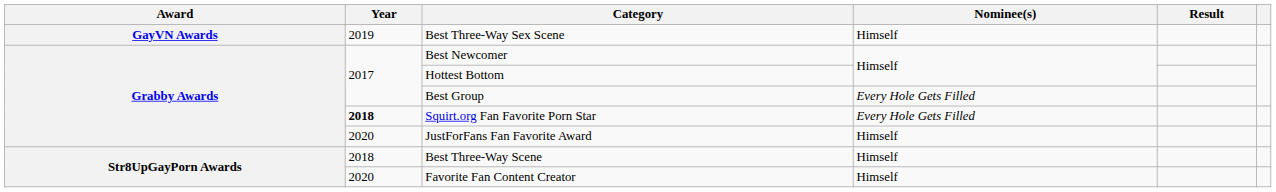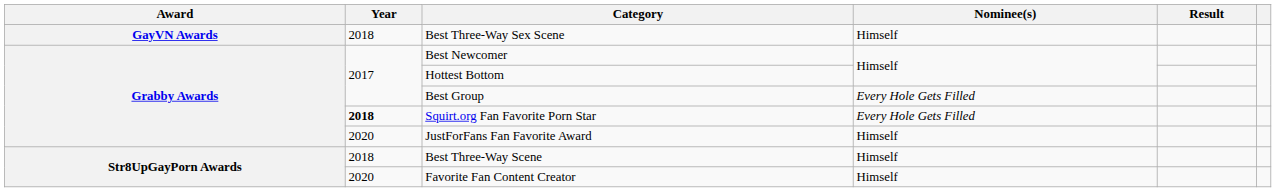(361, 34) 2019 -> (361, 34) 2018
